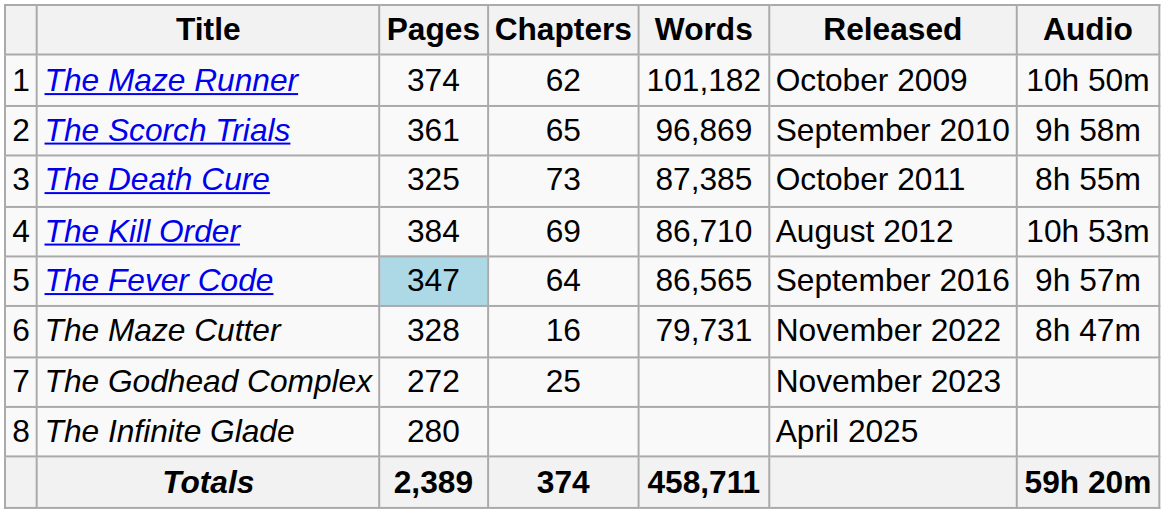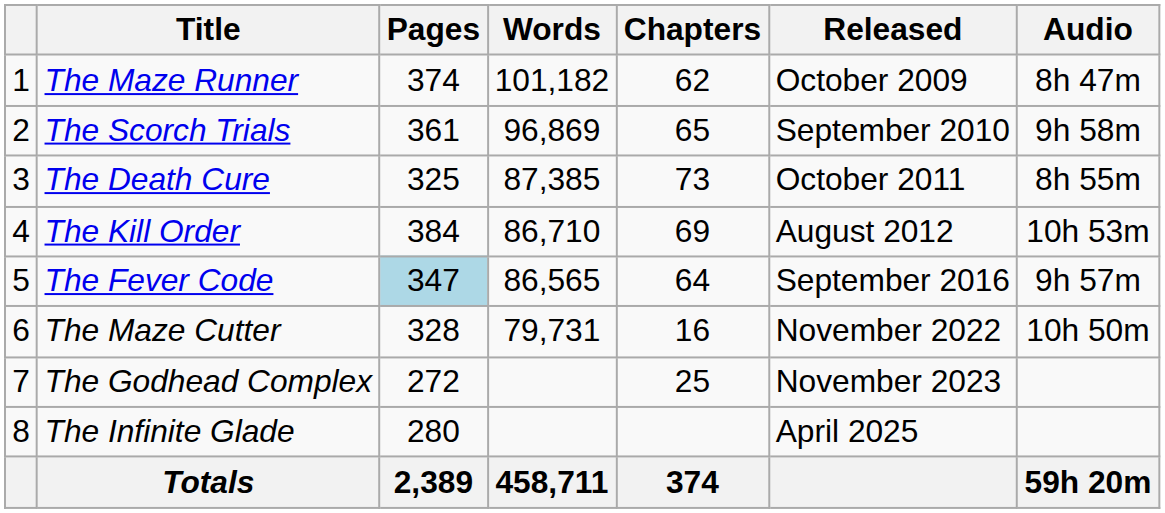columns swapped: (563, 29) <-> (704, 29)
(1088, 79) 10h 50m -> (1088, 79) 8h 47m
(1088, 331) 8h 47m -> (1088, 331) 10h 50m
